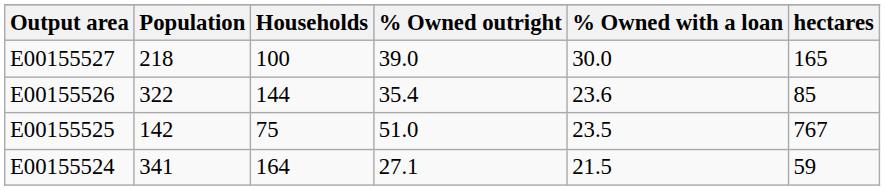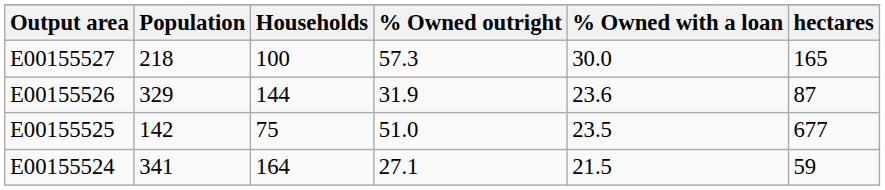(399, 58) 39.0 -> (399, 58) 57.3
(156, 94) 322 -> (156, 94) 329
(399, 94) 35.4 -> (399, 94) 31.9
(805, 94) 85 -> (805, 94) 87
(811, 130) 767 -> (811, 130) 677
